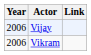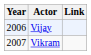(16, 43) 2006 -> (16, 43) 2007
